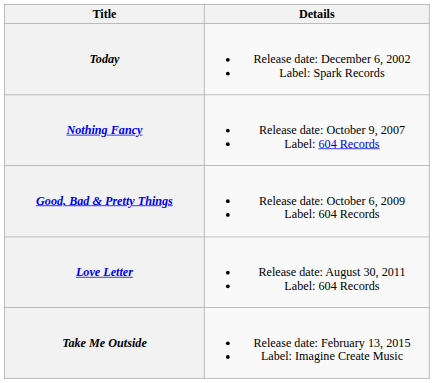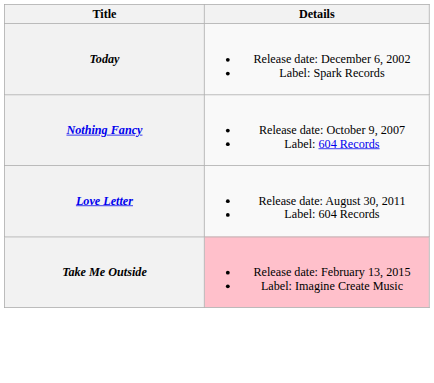- row: (104, 201)
(317, 350) no background -> (317, 279) pink background
